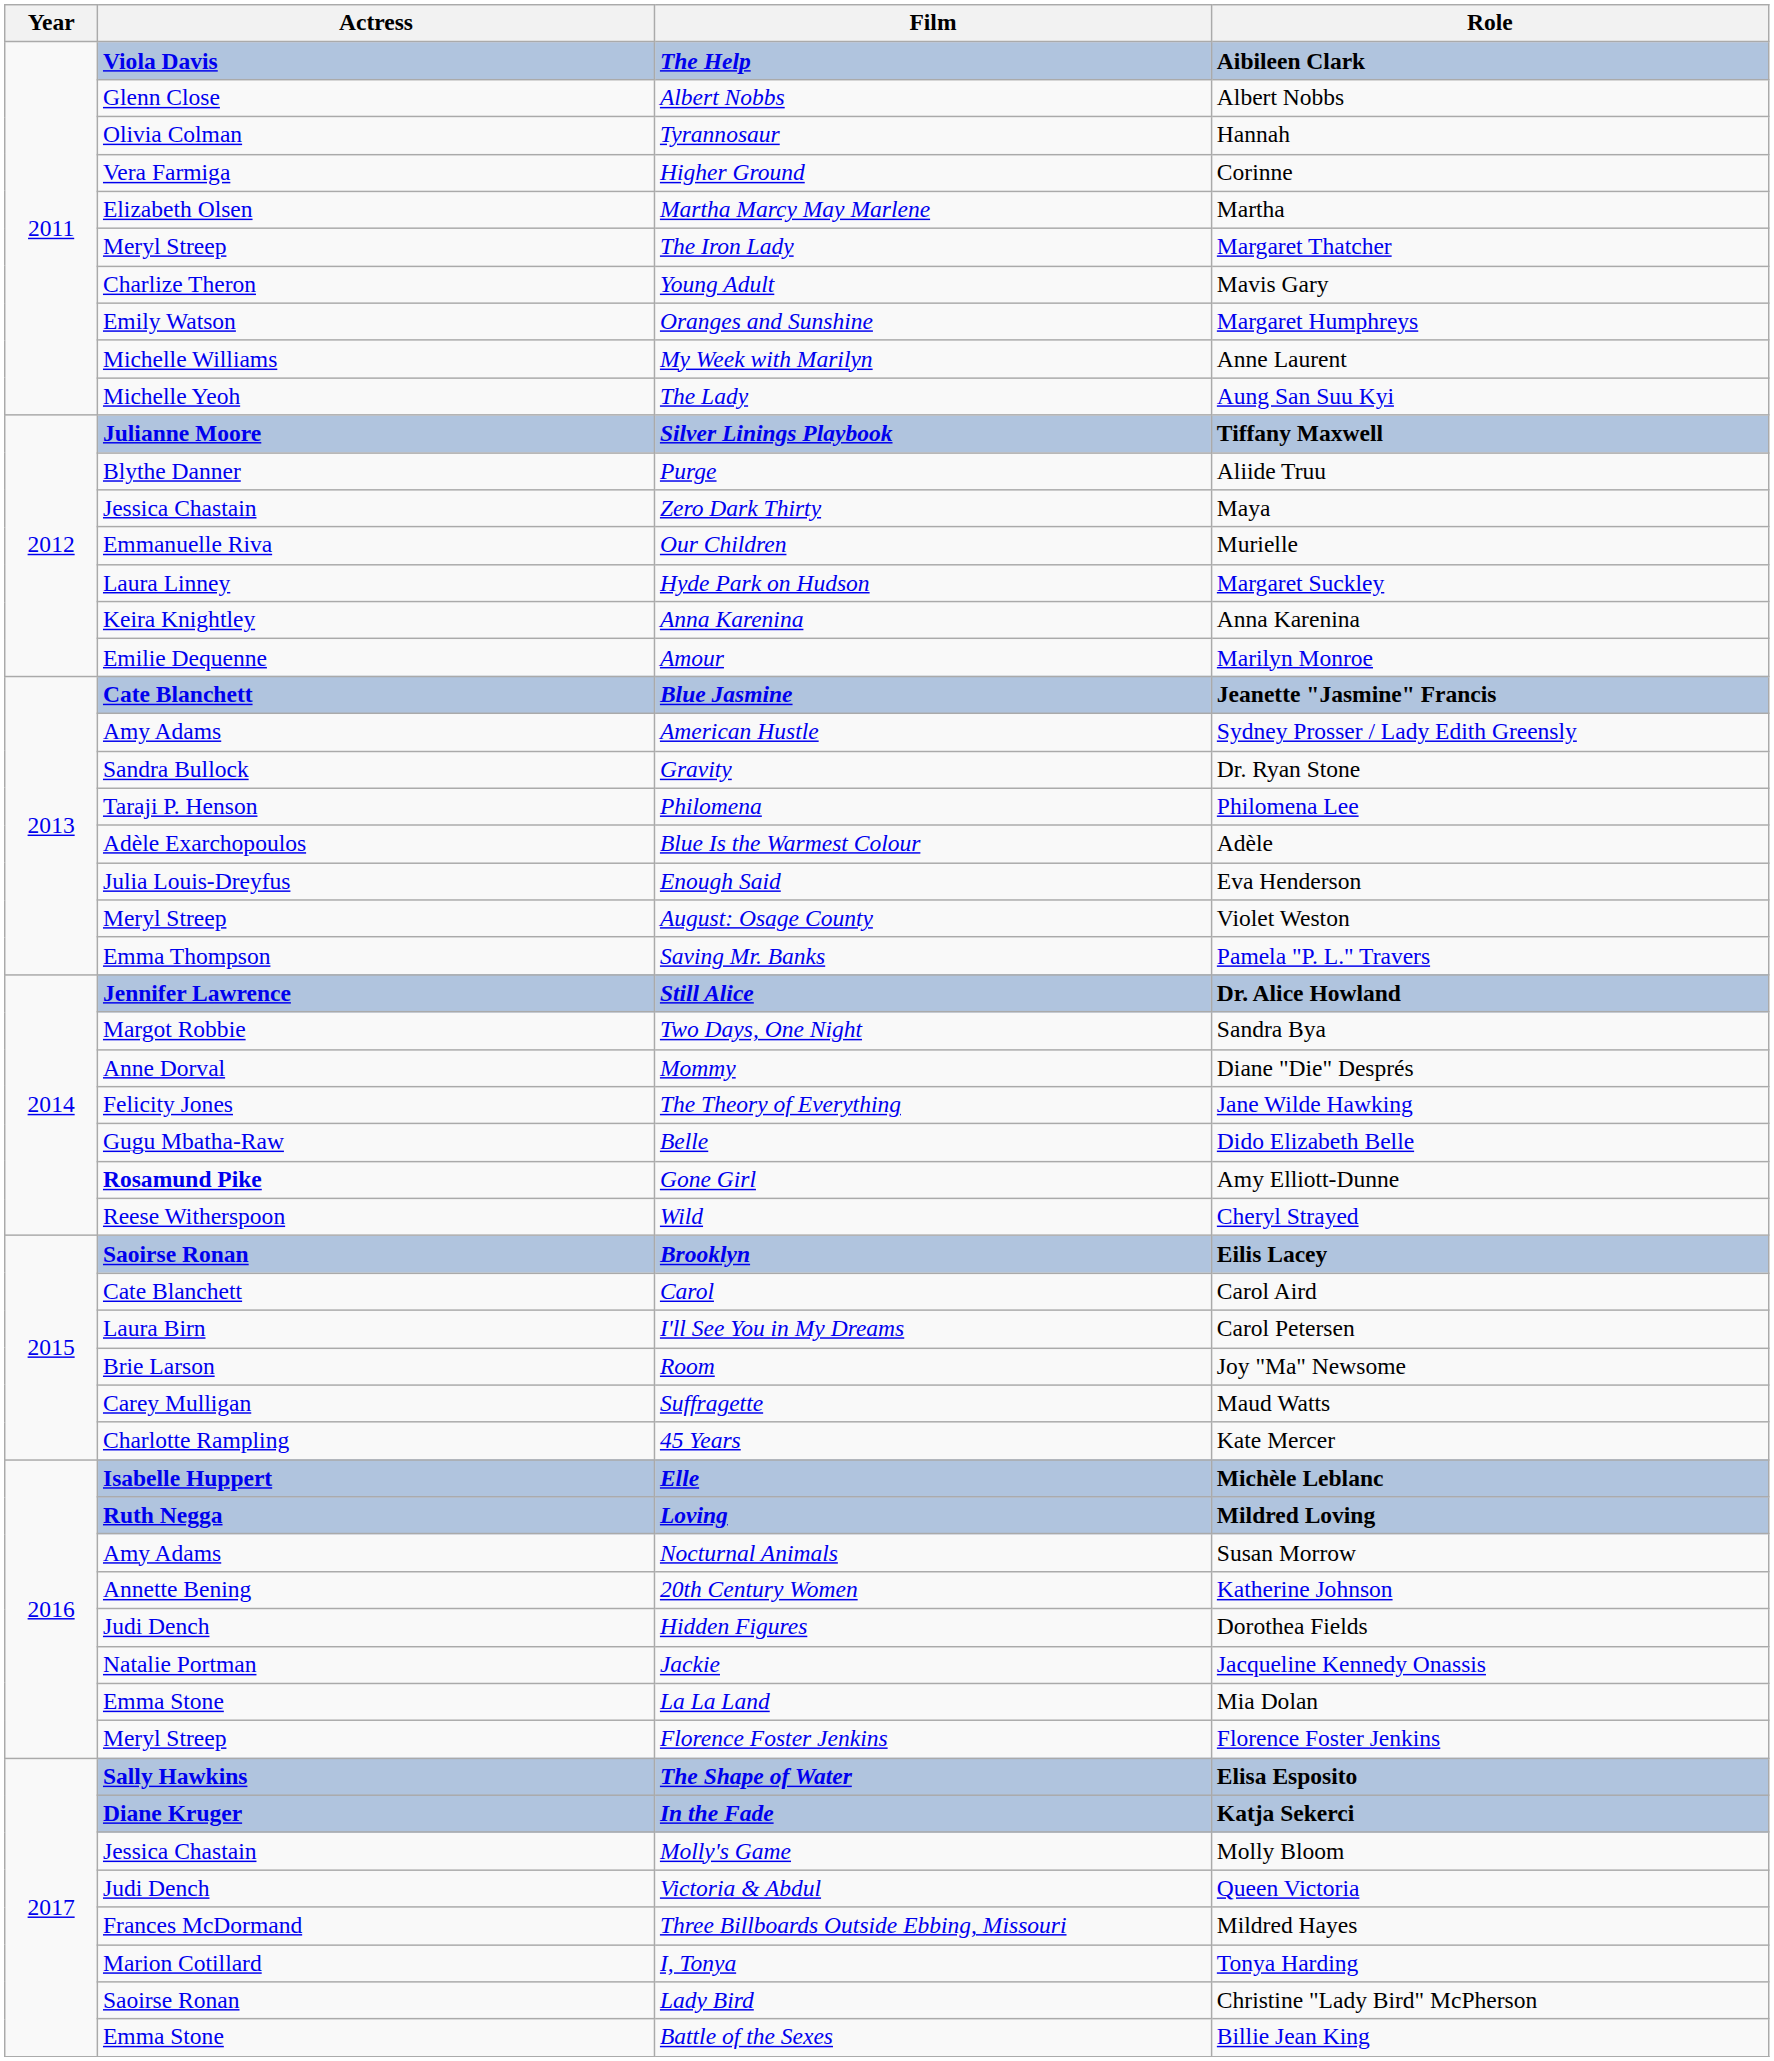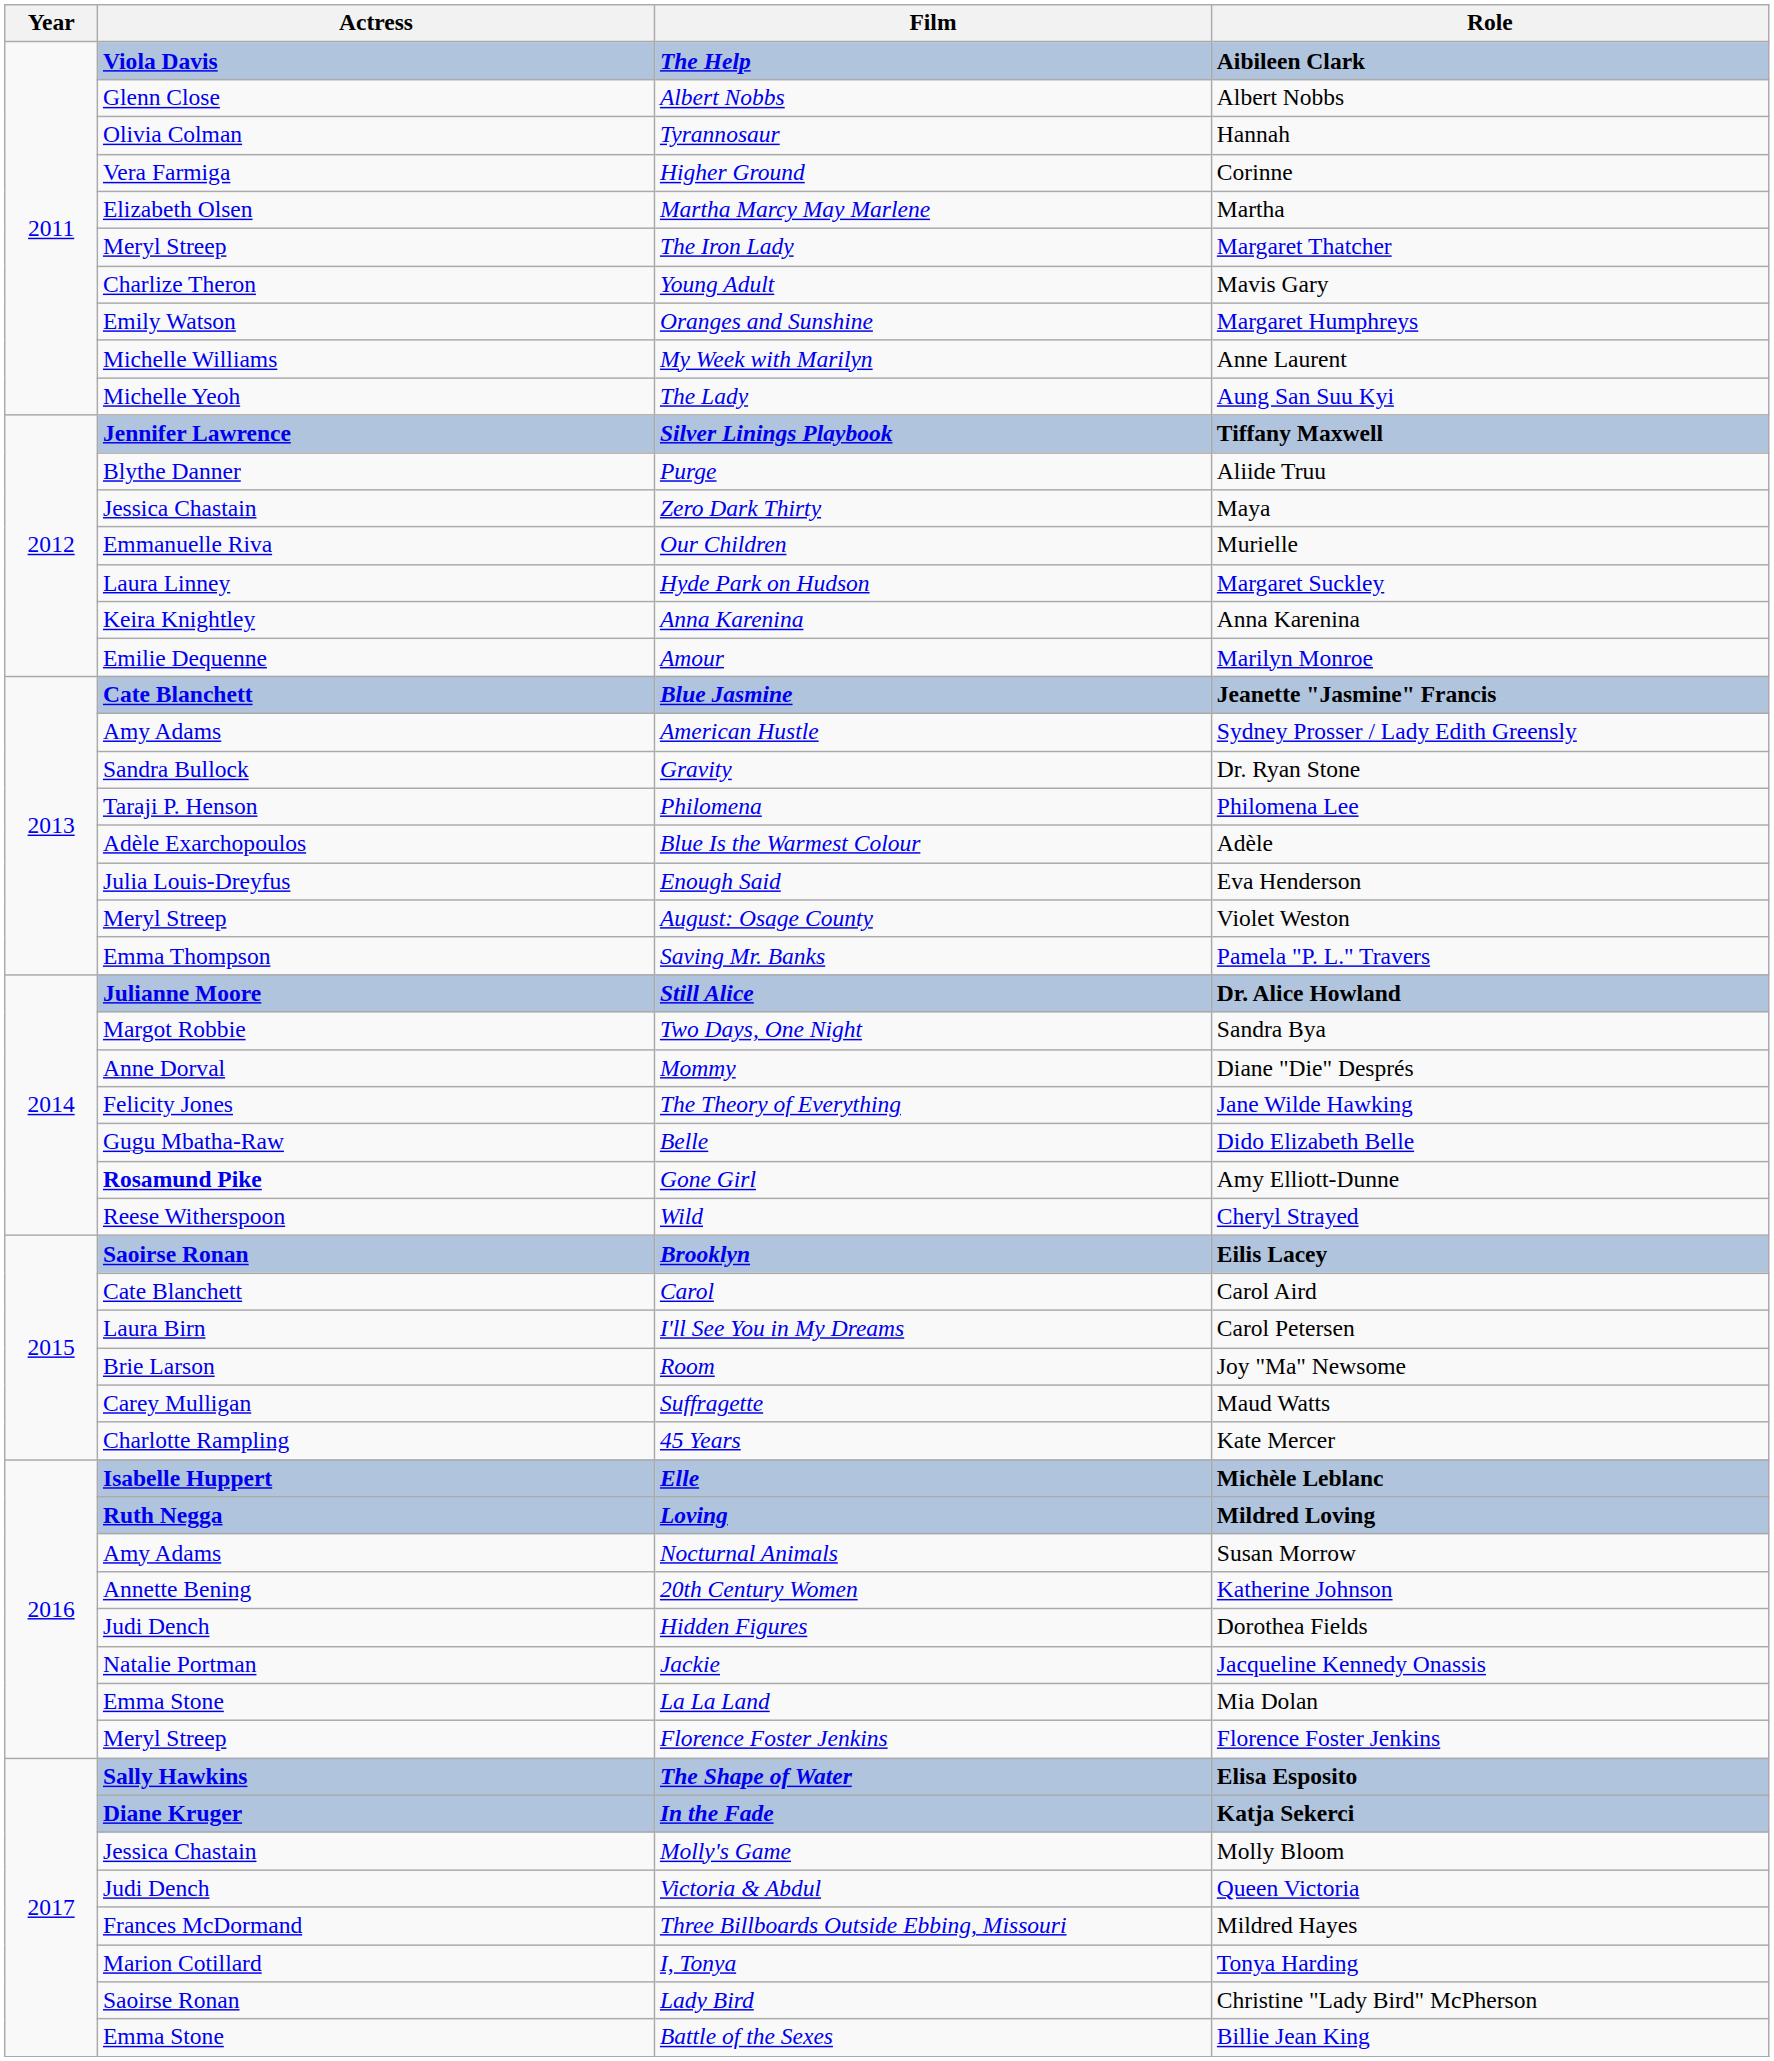(182, 433) Julianne Moore -> (197, 433) Jennifer Lawrence
(197, 992) Jennifer Lawrence -> (182, 992) Julianne Moore
